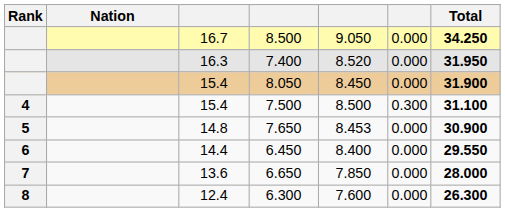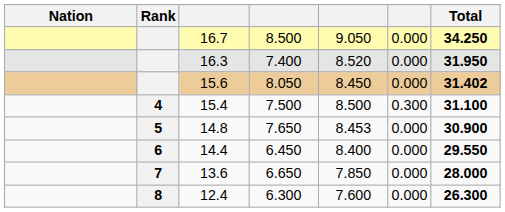columns swapped: (25, 15) <-> (113, 15)
(214, 83) 15.4 -> (214, 83) 15.6
(466, 83) 31.900 -> (466, 83) 31.402
